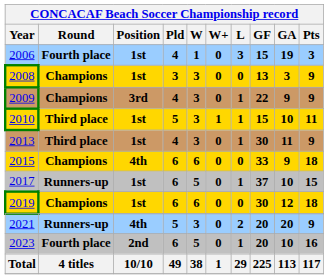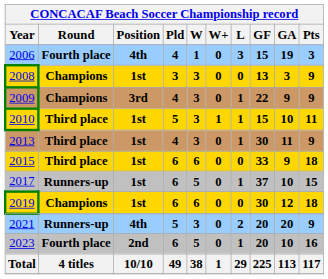(138, 55) 1st -> (138, 55) 4th
(76, 161) Champions -> (76, 161) Third place
(138, 161) 4th -> (138, 161) 1st
